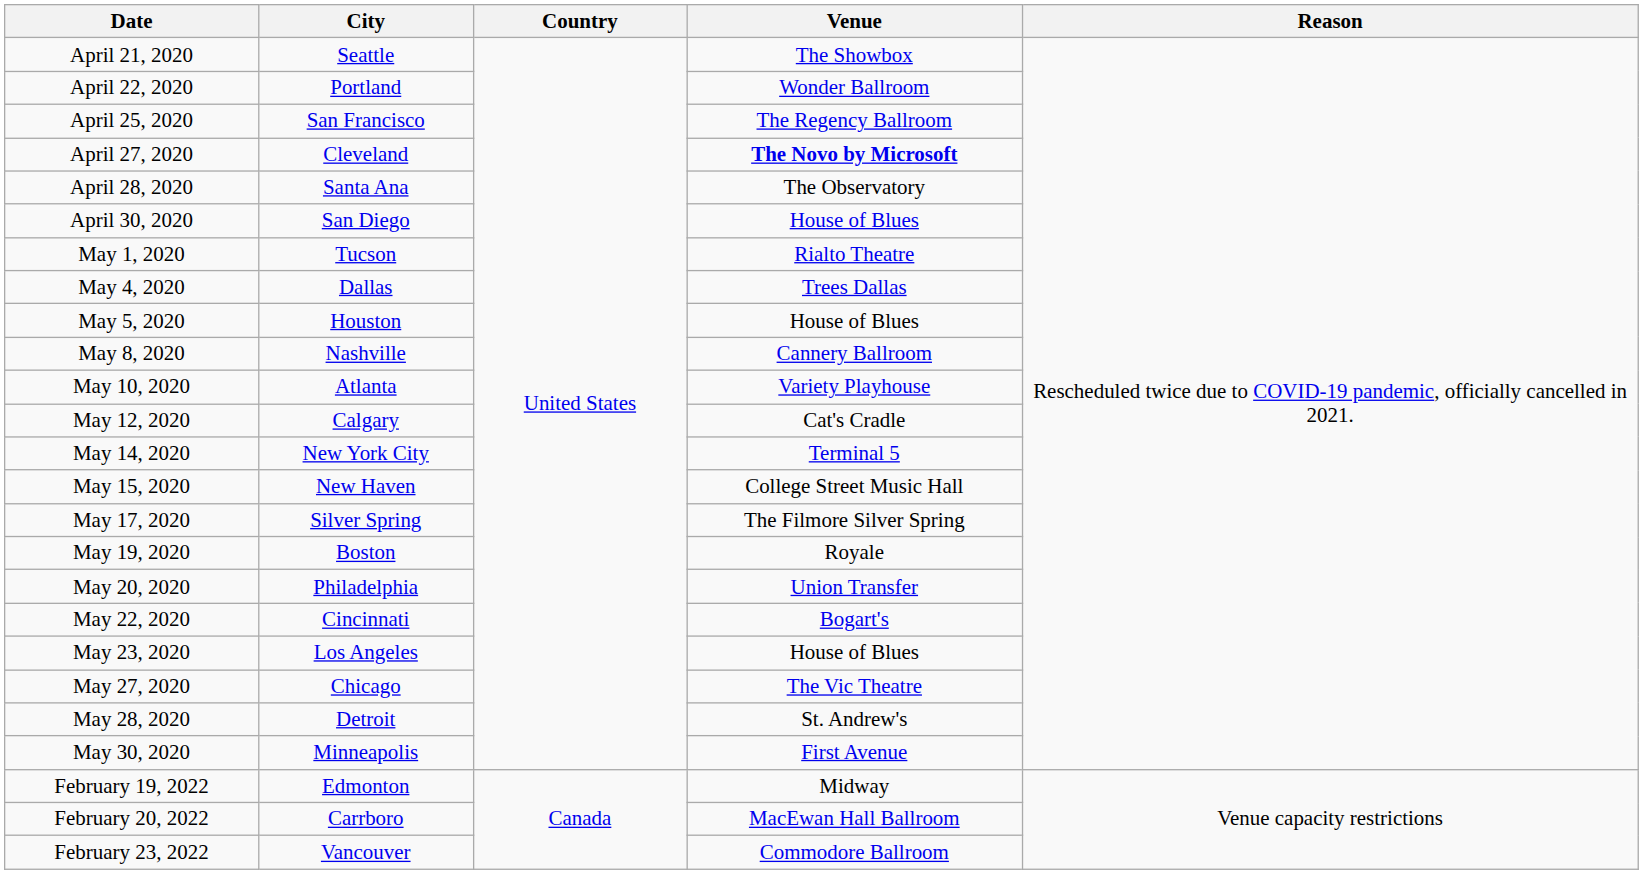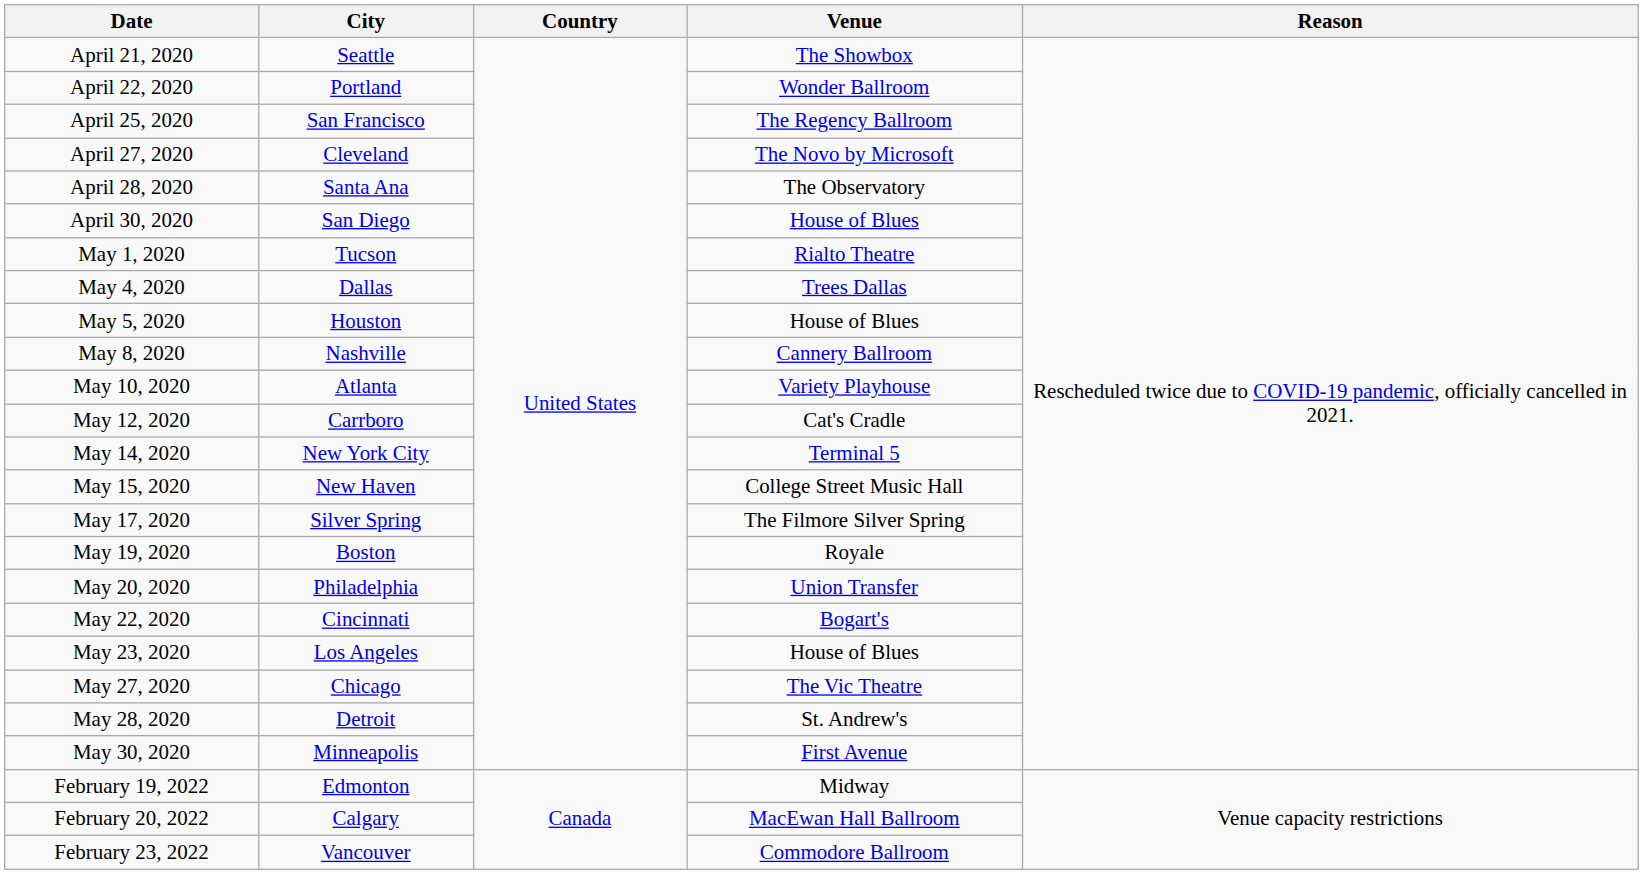(854, 154) bold -> (854, 154) normal
(366, 420) Calgary -> (366, 420) Carrboro
(366, 818) Carrboro -> (366, 818) Calgary
